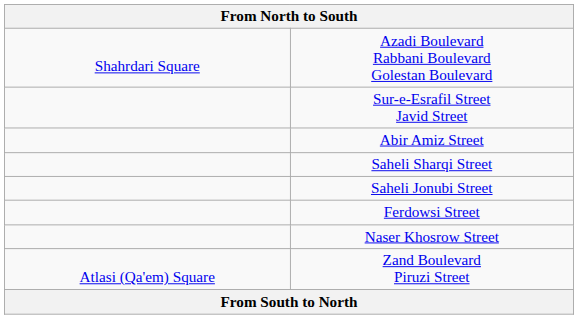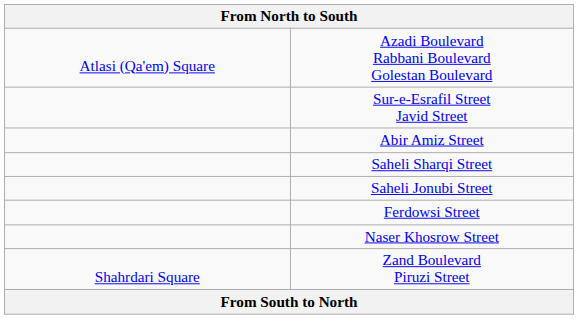(147, 66) Shahrdari Square -> (147, 66) Atlasi (Qa'em) Square
(147, 277) Atlasi (Qa'em) Square -> (147, 277) Shahrdari Square
